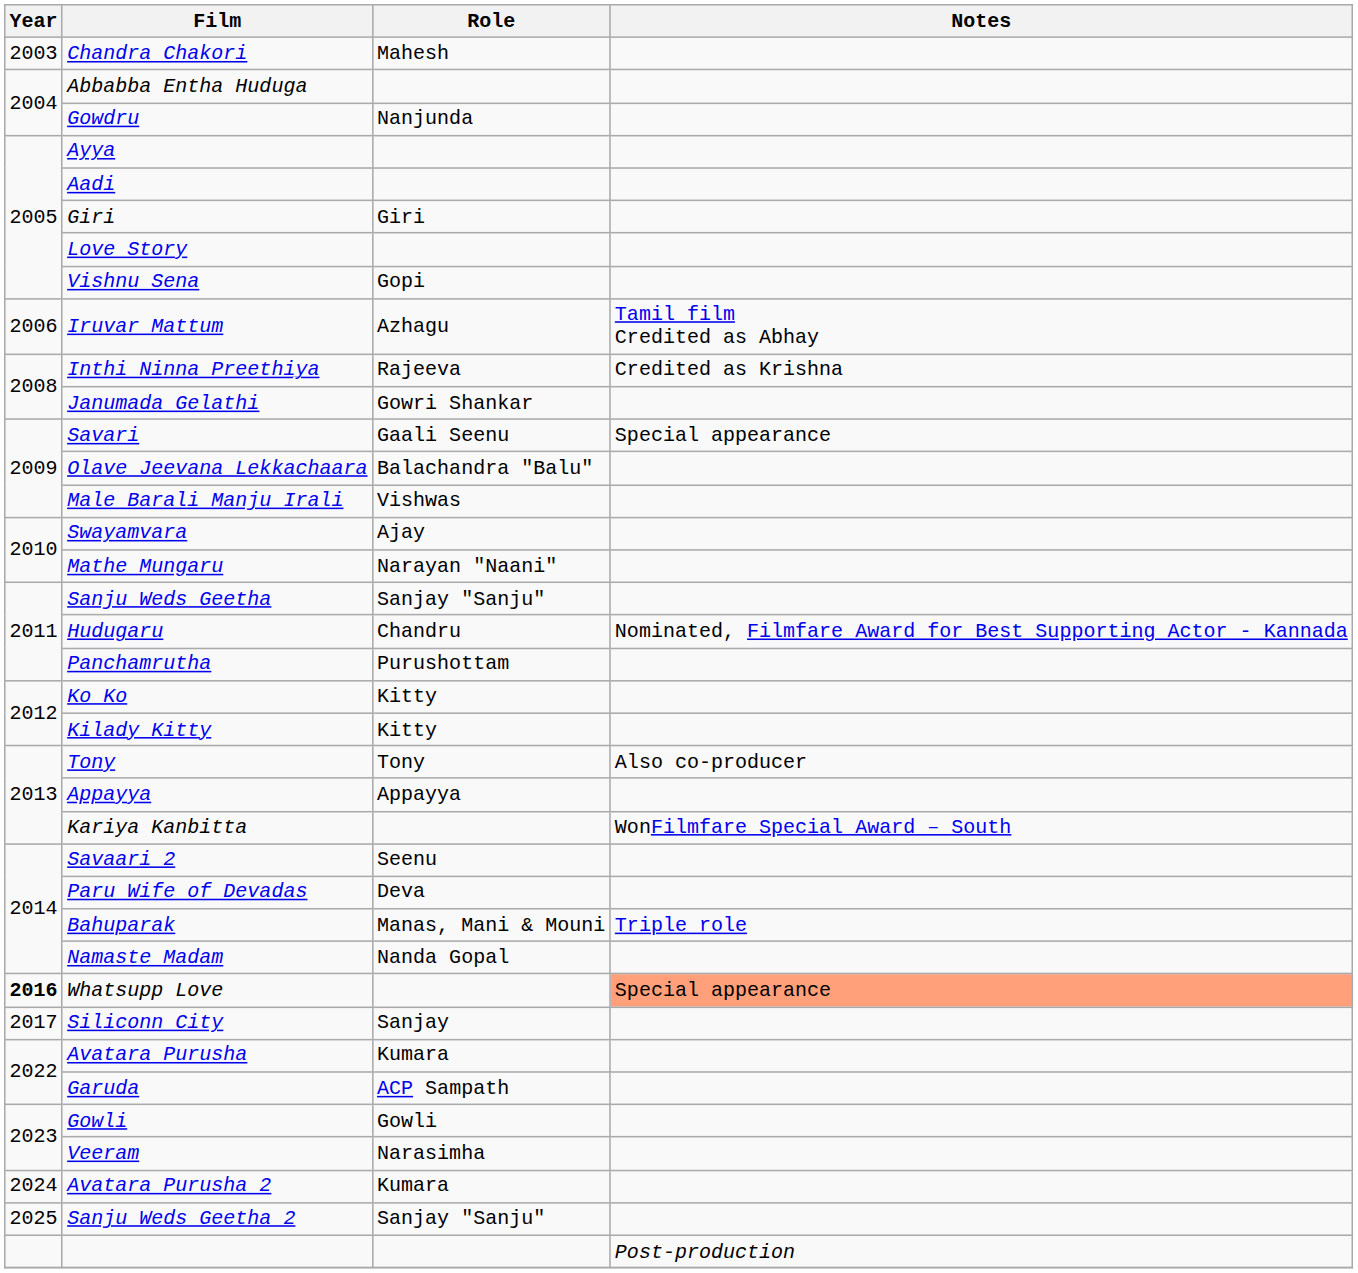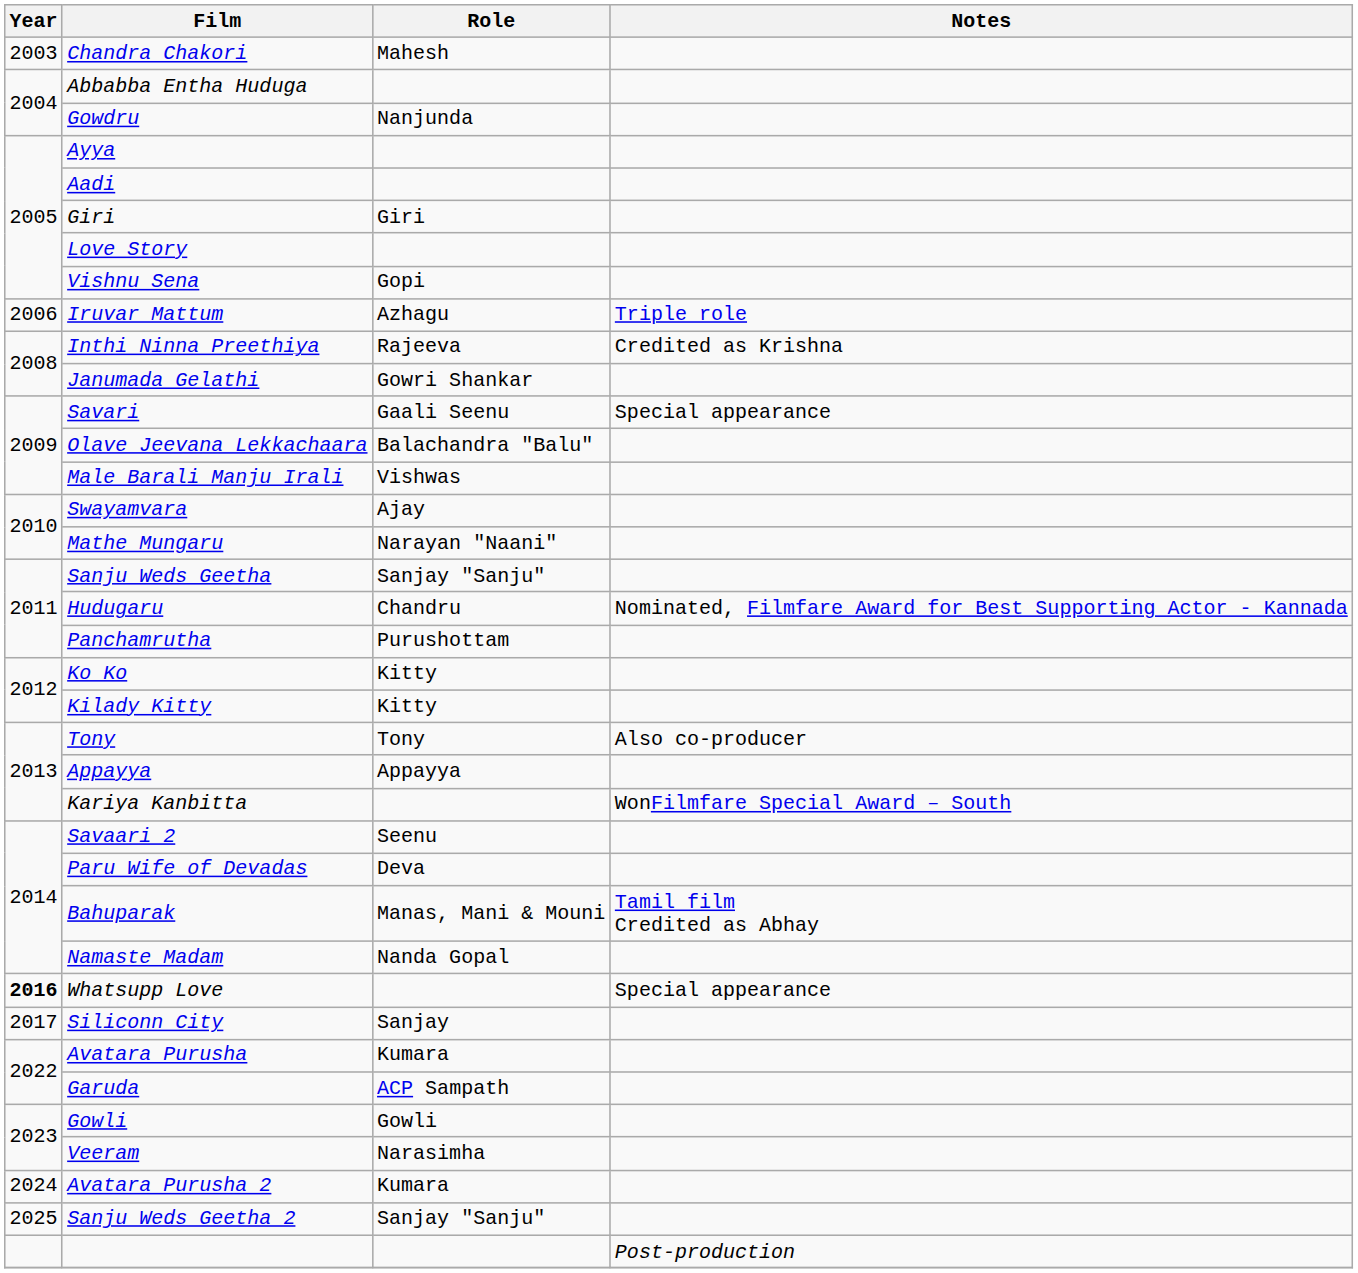(717, 326) Tamil film Credited as Abhay -> (681, 315) Triple role
(681, 925) Triple role -> (717, 914) Tamil film Credited as Abhay
(723, 990) lightsalmon background -> (723, 990) no background
